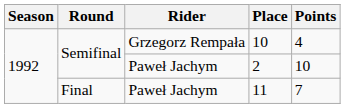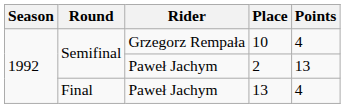(303, 66) 10 -> (303, 66) 13
(260, 90) 11 -> (260, 90) 13
(299, 90) 7 -> (299, 90) 4
